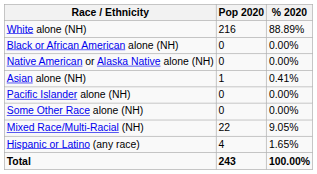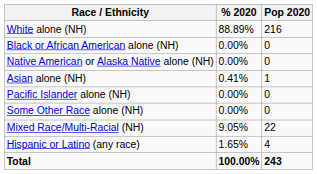columns swapped: (241, 12) <-> (289, 12)
